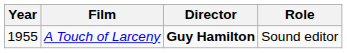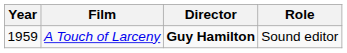(23, 36) 1955 -> (23, 36) 1959
